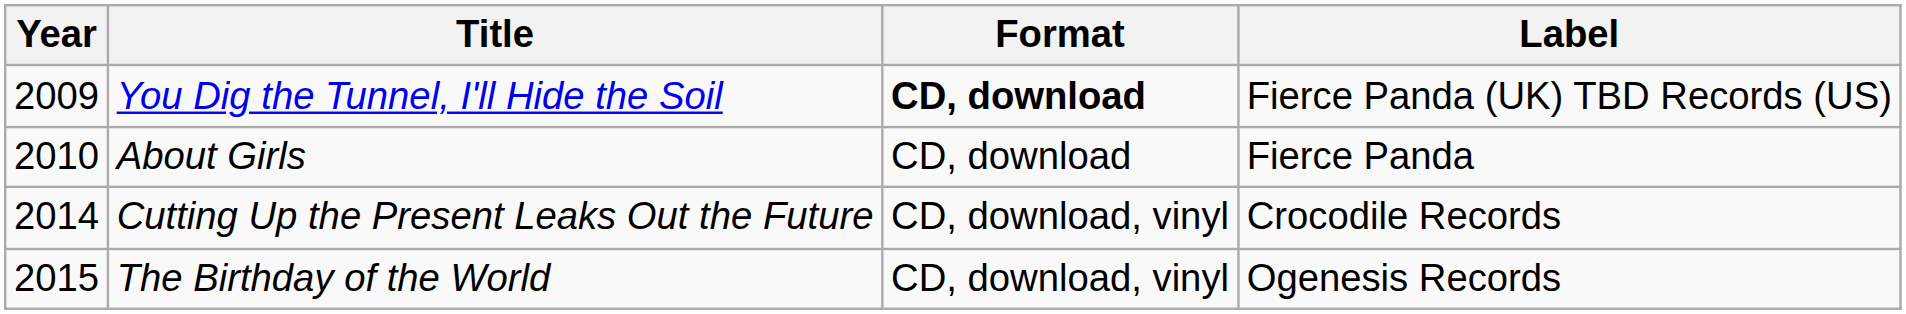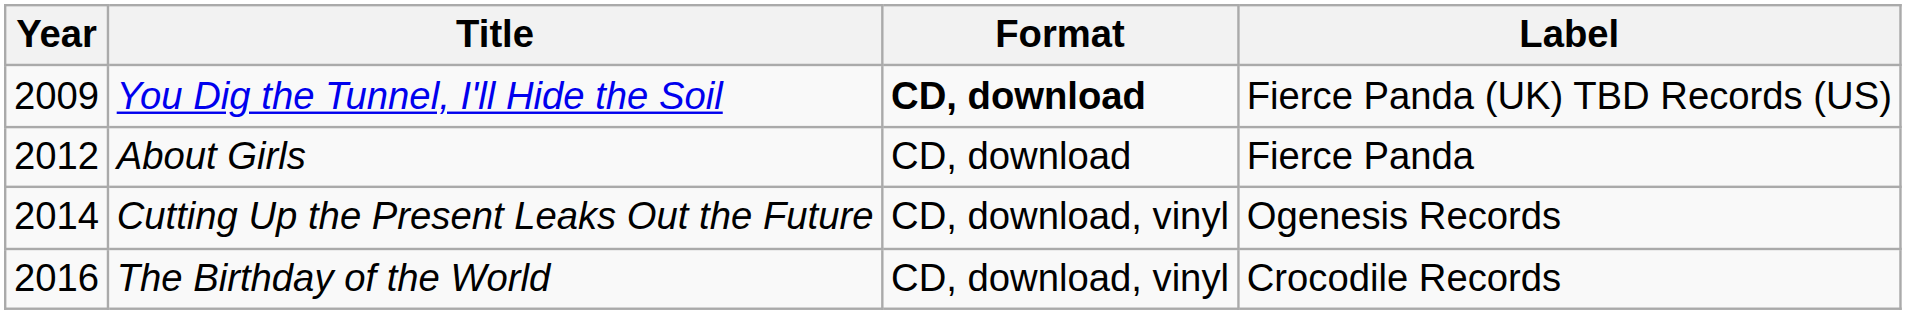(57, 156) 2010 -> (57, 156) 2012
(1404, 216) Crocodile Records -> (1404, 216) Ogenesis Records
(57, 277) 2015 -> (57, 277) 2016
(1404, 277) Ogenesis Records -> (1404, 277) Crocodile Records
